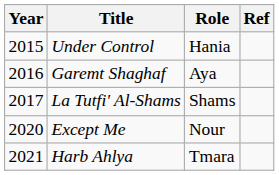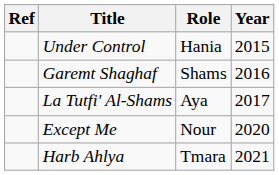columns swapped: (26, 18) <-> (257, 18)
(203, 73) Aya -> (203, 73) Shams
(212, 101) Shams -> (194, 101) Aya
